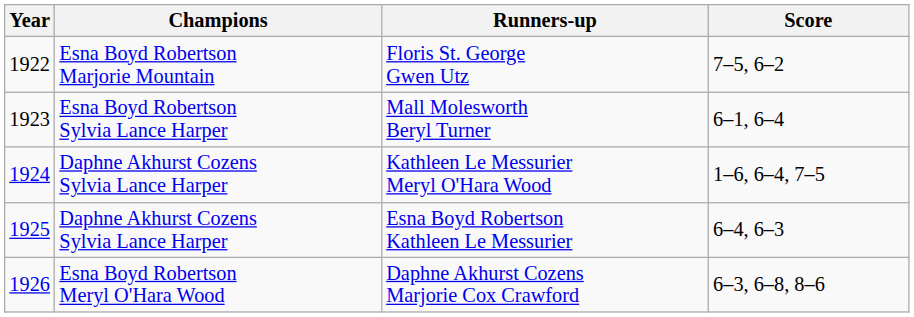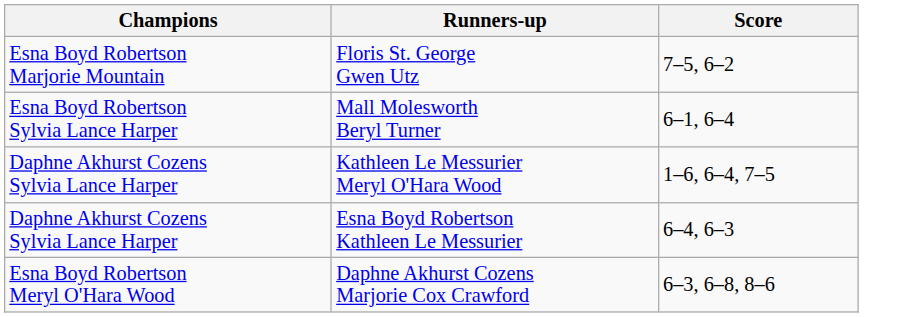- column: (30, 20)
